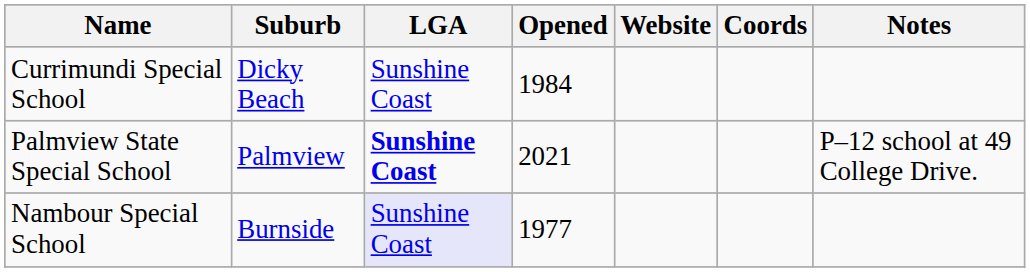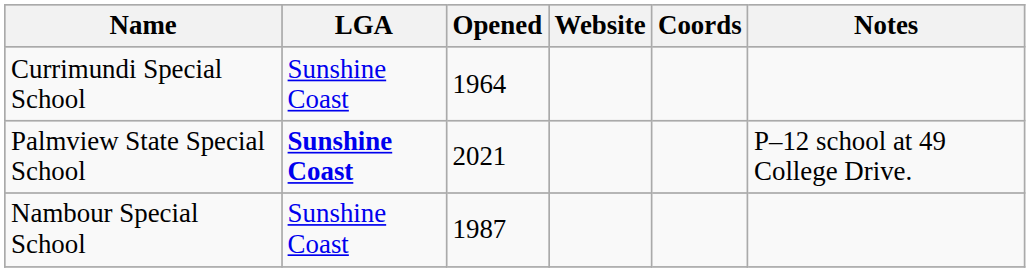- column: (298, 25)
(545, 83) 1984 -> (479, 83) 1964
(420, 229) lavender background -> (337, 229) no background
(545, 229) 1977 -> (479, 229) 1987
